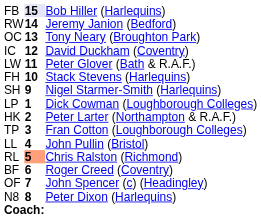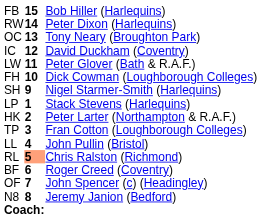(31, 11) lavender background -> (31, 11) no background
(111, 24) Jeremy Janion (Bedford) -> (111, 24) Peter Dixon (Harlequins)
(118, 77) Stack Stevens (Harlequins) -> (151, 77) Dick Cowman (Loughborough Colleges)
(151, 104) Dick Cowman (Loughborough Colleges) -> (118, 104) Stack Stevens (Harlequins)
(111, 197) Peter Dixon (Harlequins) -> (111, 197) Jeremy Janion (Bedford)
